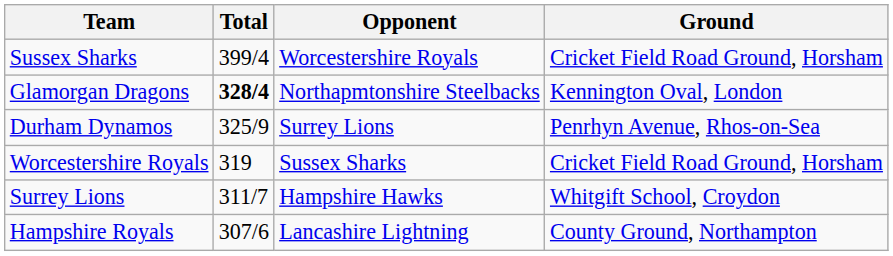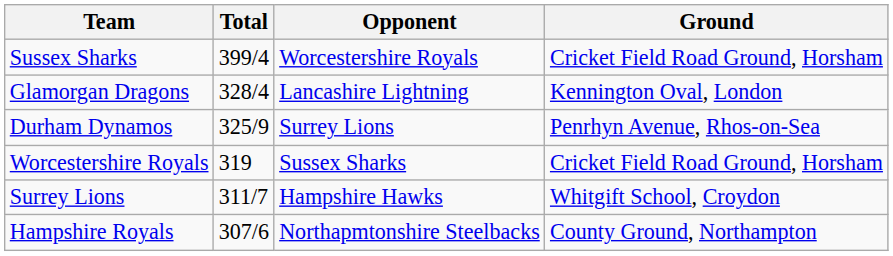(244, 92) bold -> (244, 92) normal
(409, 92) Northapmtonshire Steelbacks -> (374, 92) Lancashire Lightning
(374, 232) Lancashire Lightning -> (409, 232) Northapmtonshire Steelbacks
